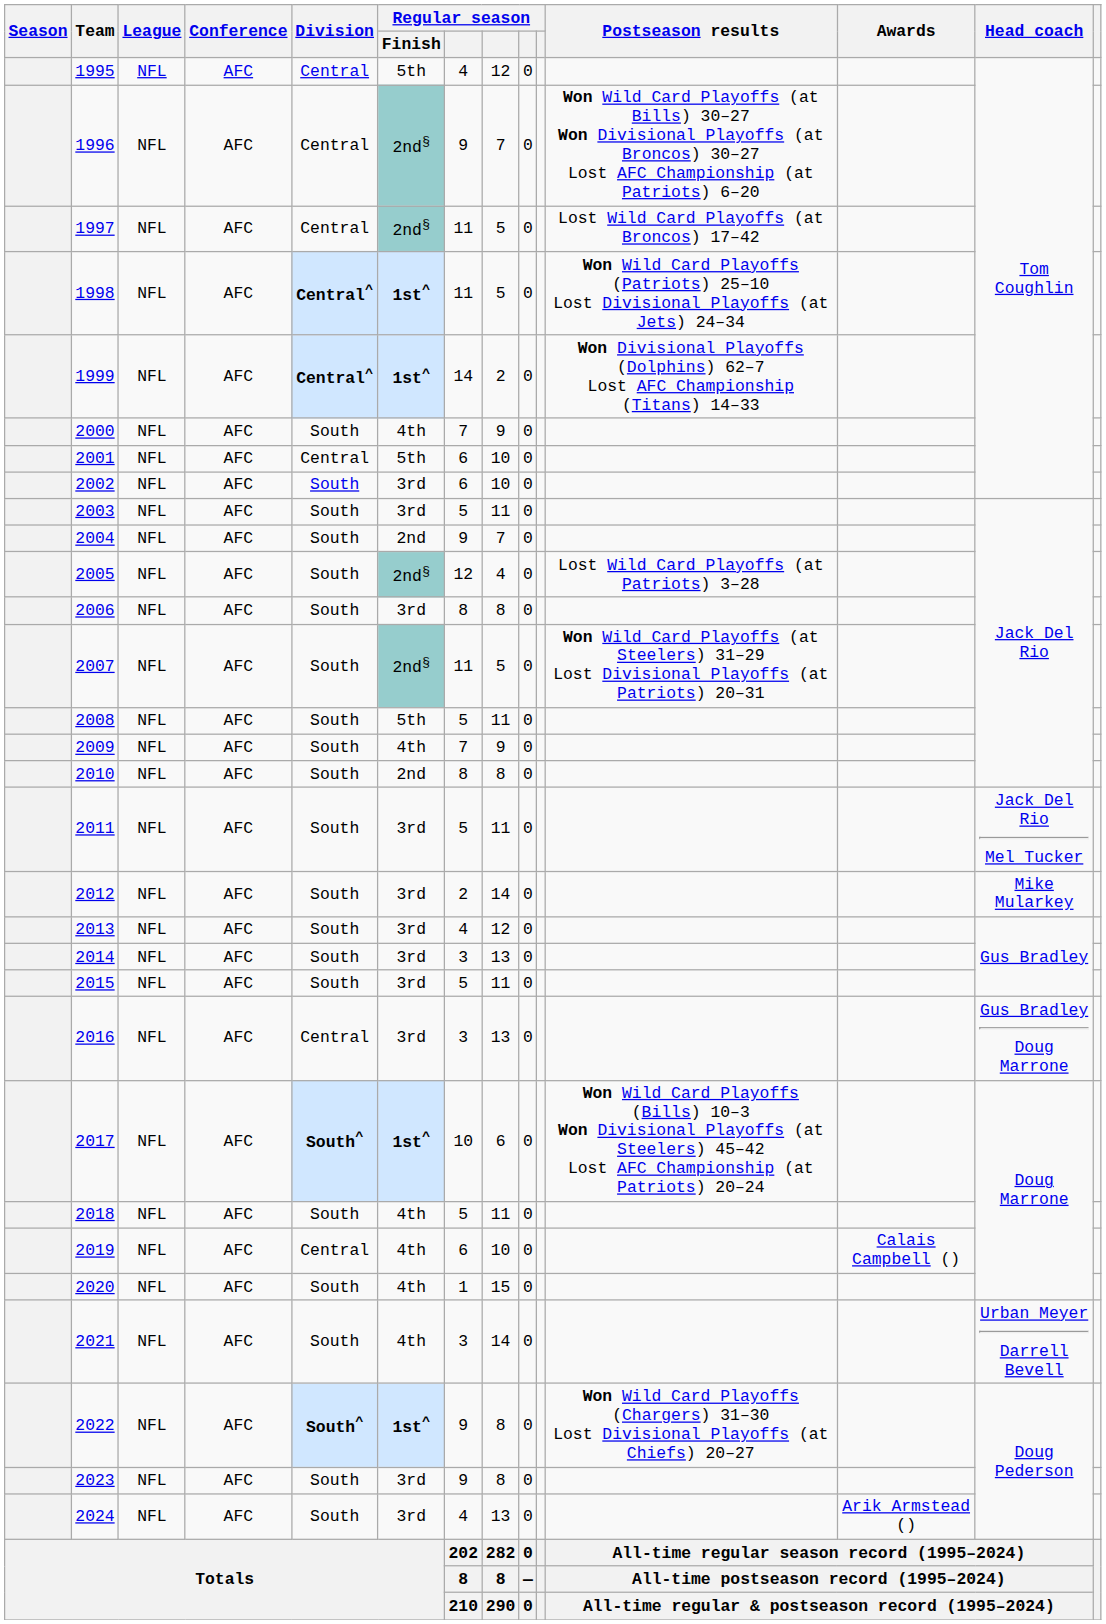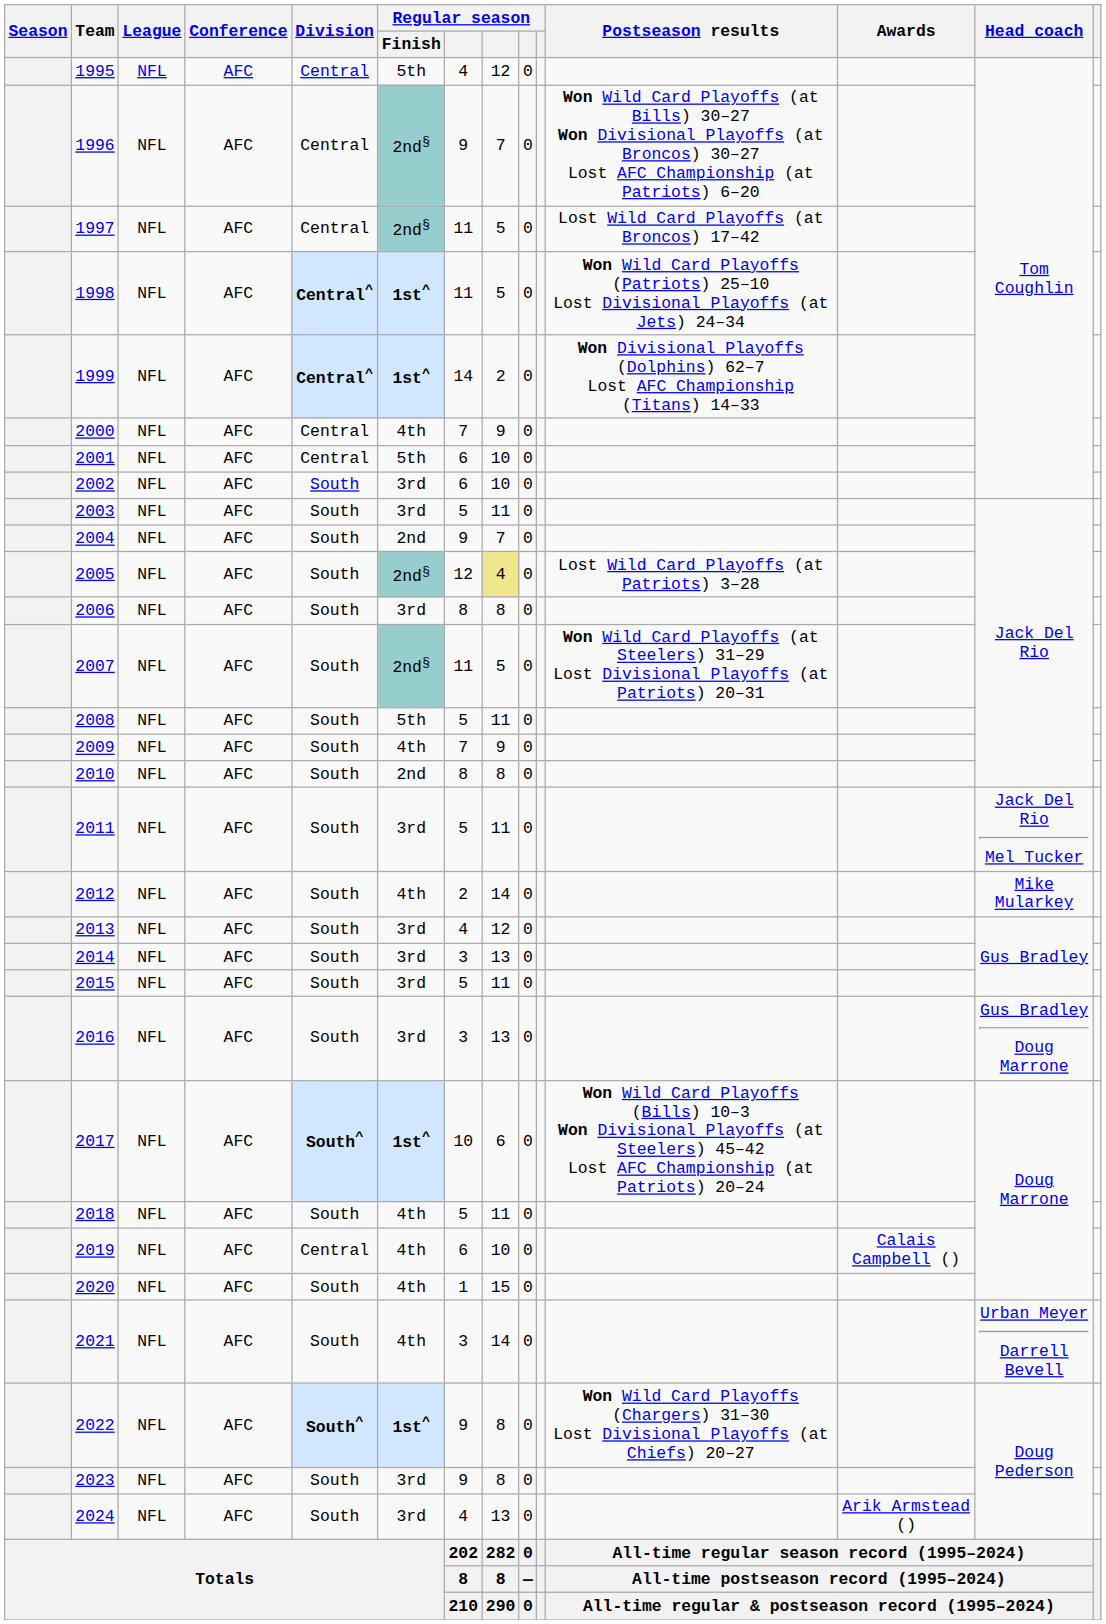(335, 432) South -> (335, 432) Central
(501, 575) no background -> (501, 575) khaki background
(411, 894) 3rd -> (411, 894) 4th
(335, 1038) Central -> (335, 1038) South
